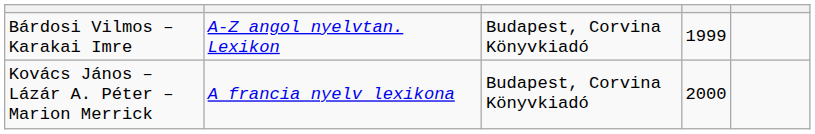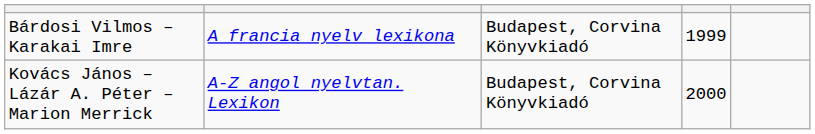(305, 37) A-Z angol nyelvtan. Lexikon -> (331, 37) A francia nyelv lexikona
(331, 94) A francia nyelv lexikona -> (305, 94) A-Z angol nyelvtan. Lexikon
